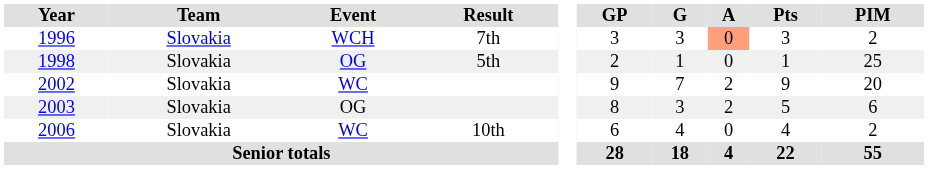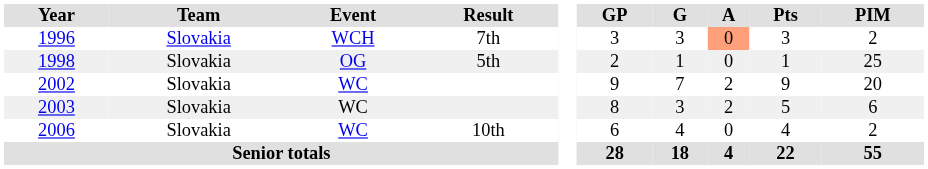(353, 107) OG -> (353, 107) WC
